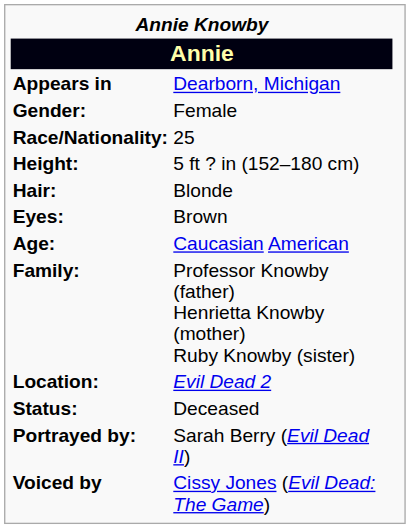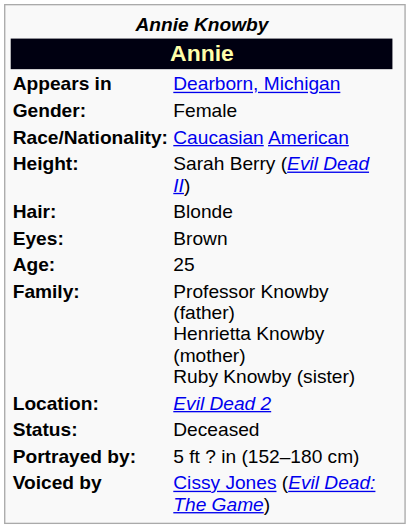(184, 137) 25 -> (261, 137) Caucasian American
(266, 163) 5 ft ? in (152–180 cm) -> (271, 174) Sarah Berry (Evil Dead II)
(261, 243) Caucasian American -> (184, 265) 25
(271, 445) Sarah Berry (Evil Dead II) -> (266, 456) 5 ft ? in (152–180 cm)
